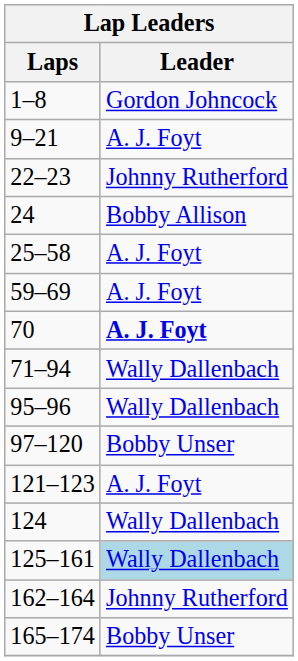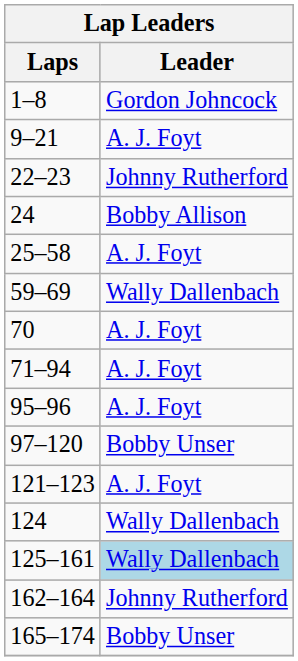(154, 291) A. J. Foyt -> (193, 291) Wally Dallenbach
(156, 330) bold -> (154, 330) normal
(193, 368) Wally Dallenbach -> (154, 368) A. J. Foyt
(193, 406) Wally Dallenbach -> (154, 406) A. J. Foyt
